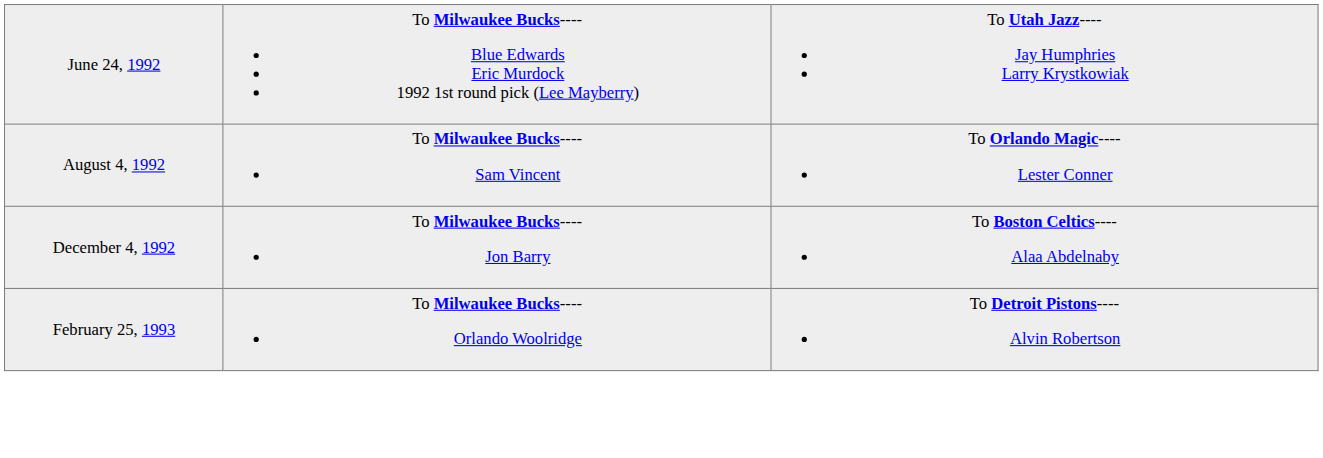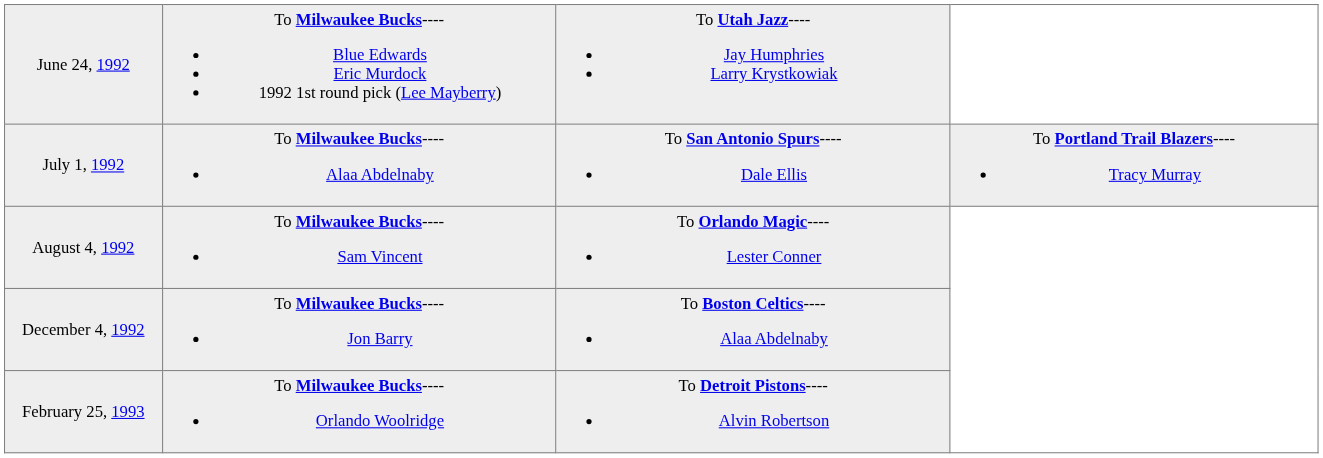+ row: (83, 165)
